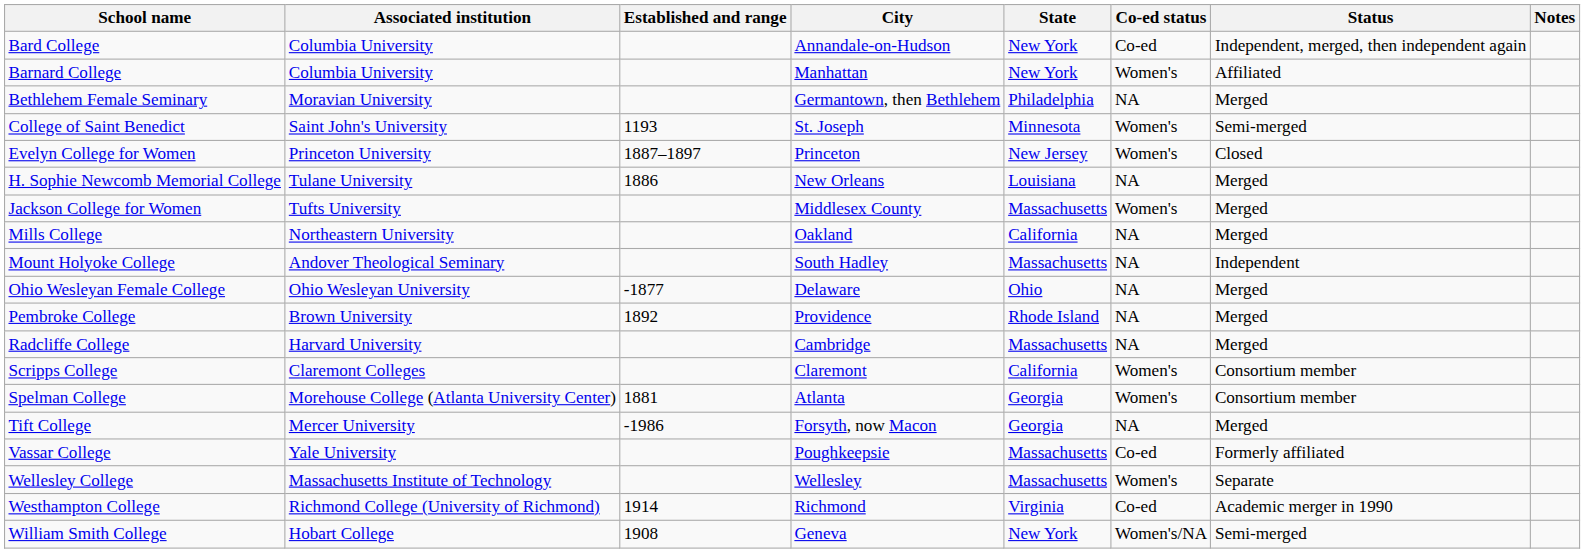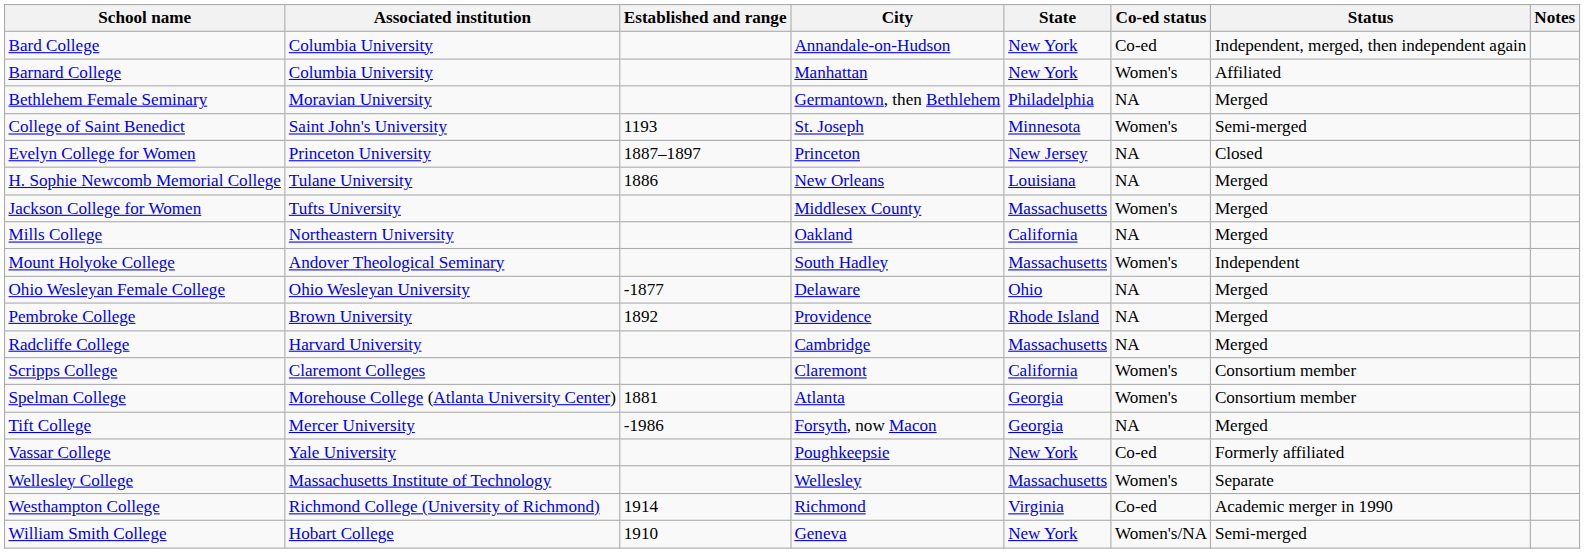(1146, 153) Women's -> (1127, 153) NA
(1127, 262) NA -> (1146, 262) Women's
(1058, 452) Massachusetts -> (1043, 452) New York
(641, 533) 1908 -> (641, 533) 1910
